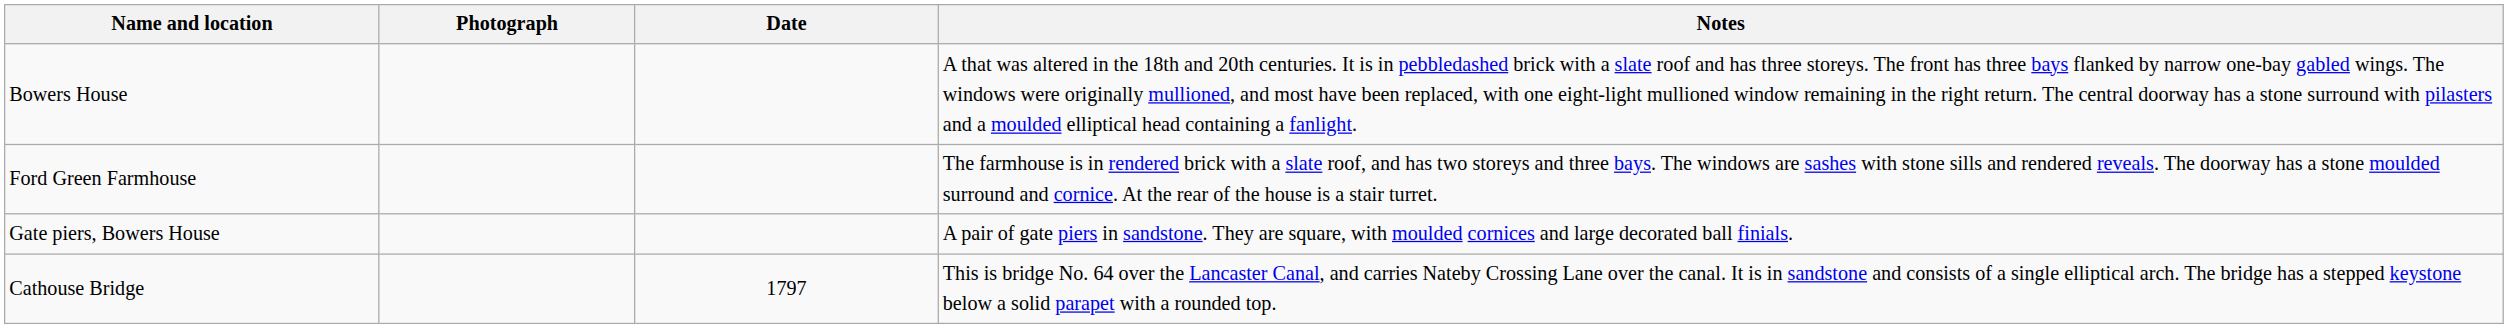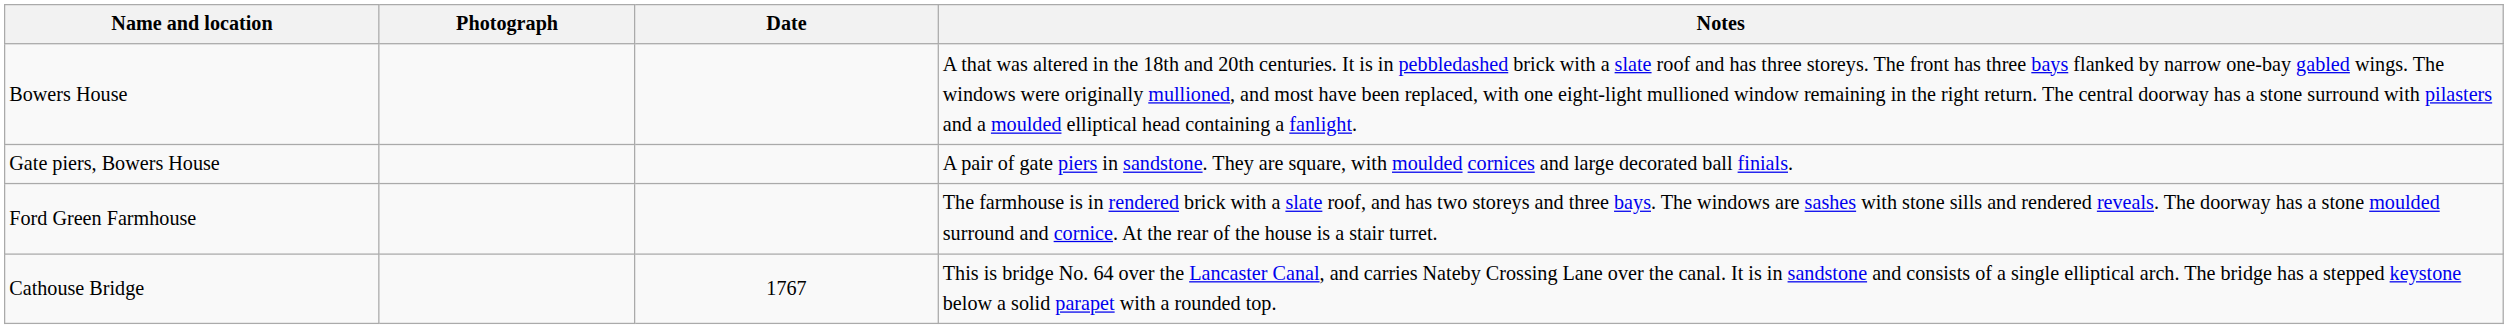rows swapped: (115, 233) <-> (103, 178)
(787, 288) 1797 -> (787, 288) 1767
